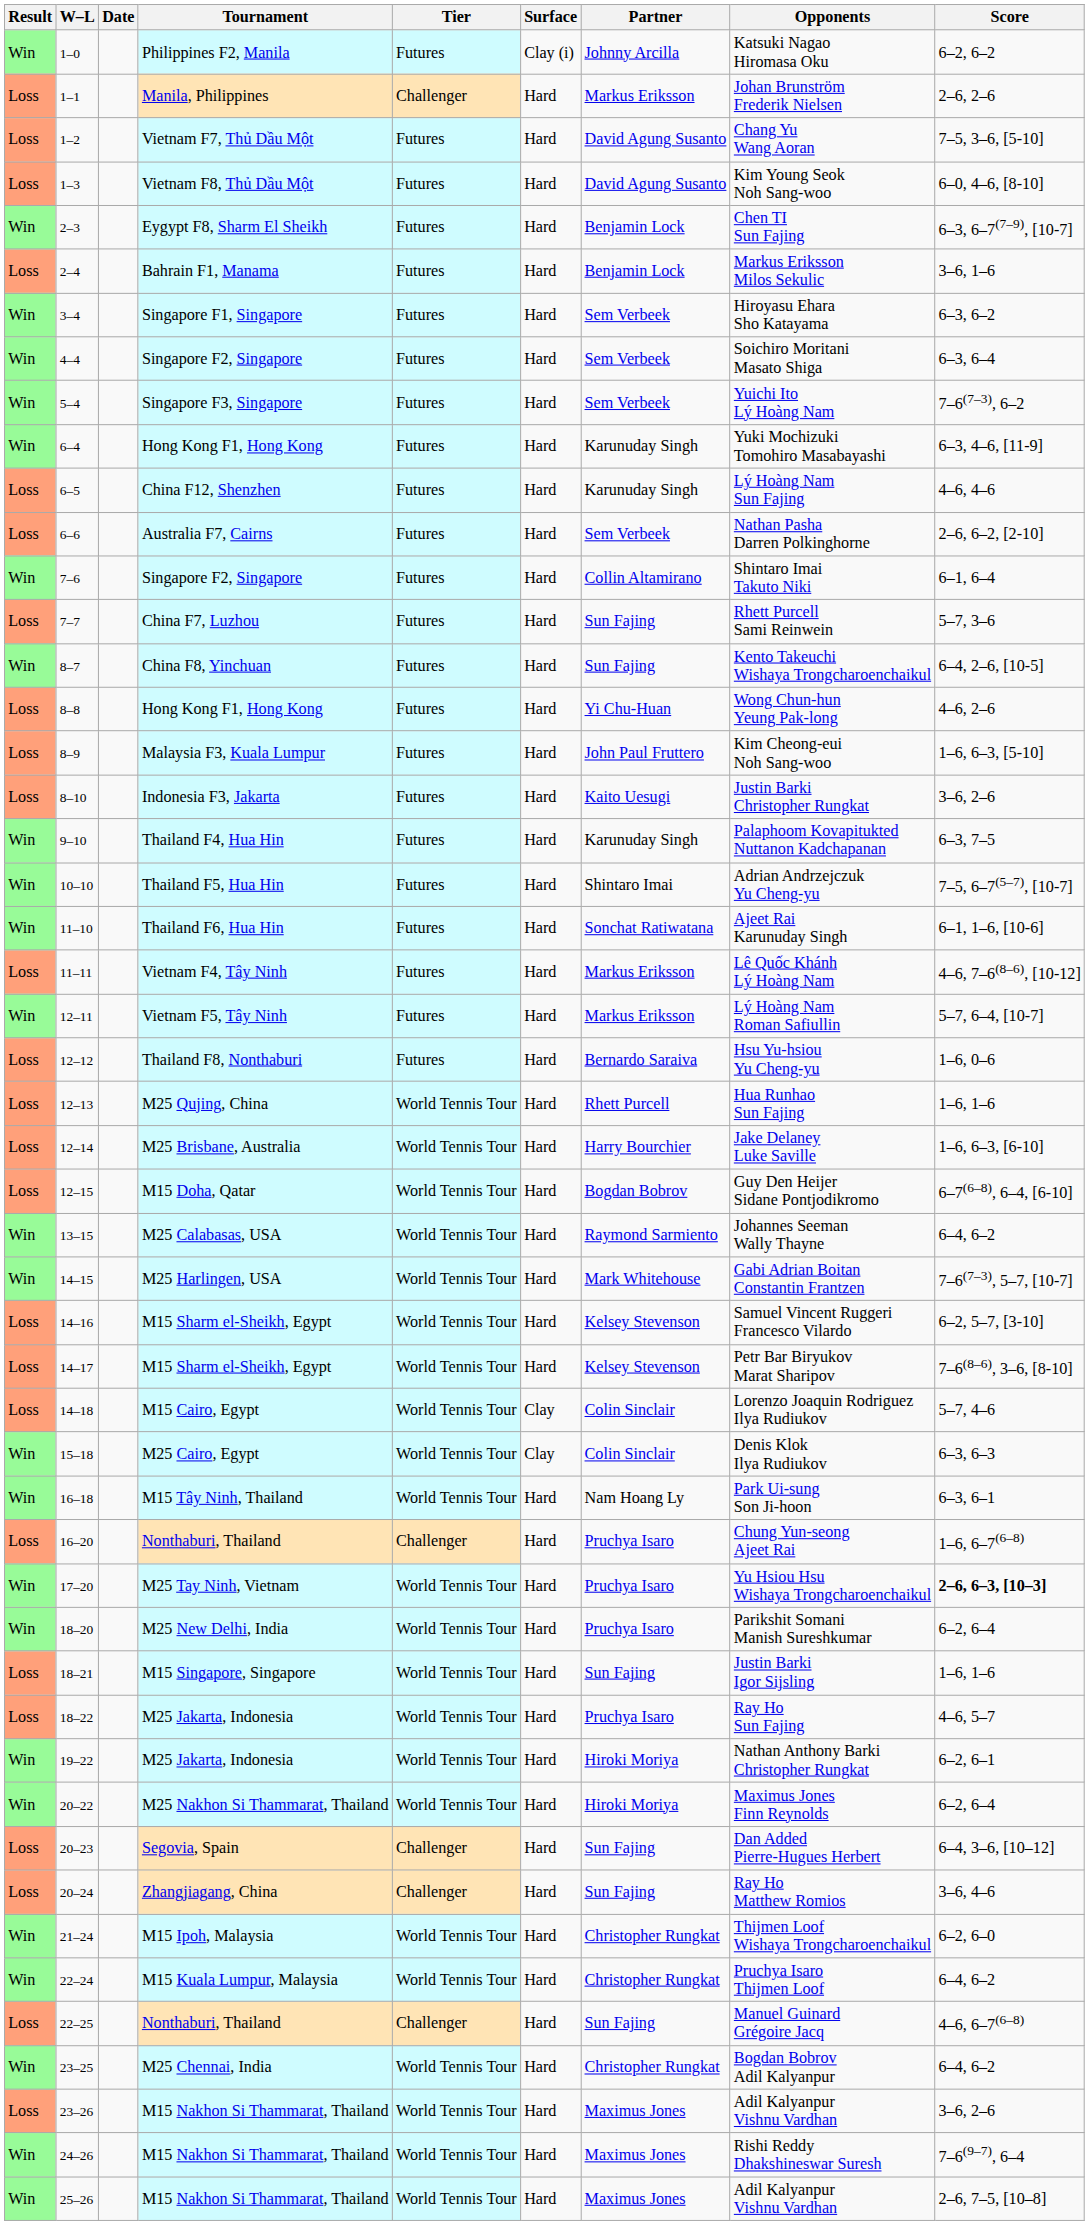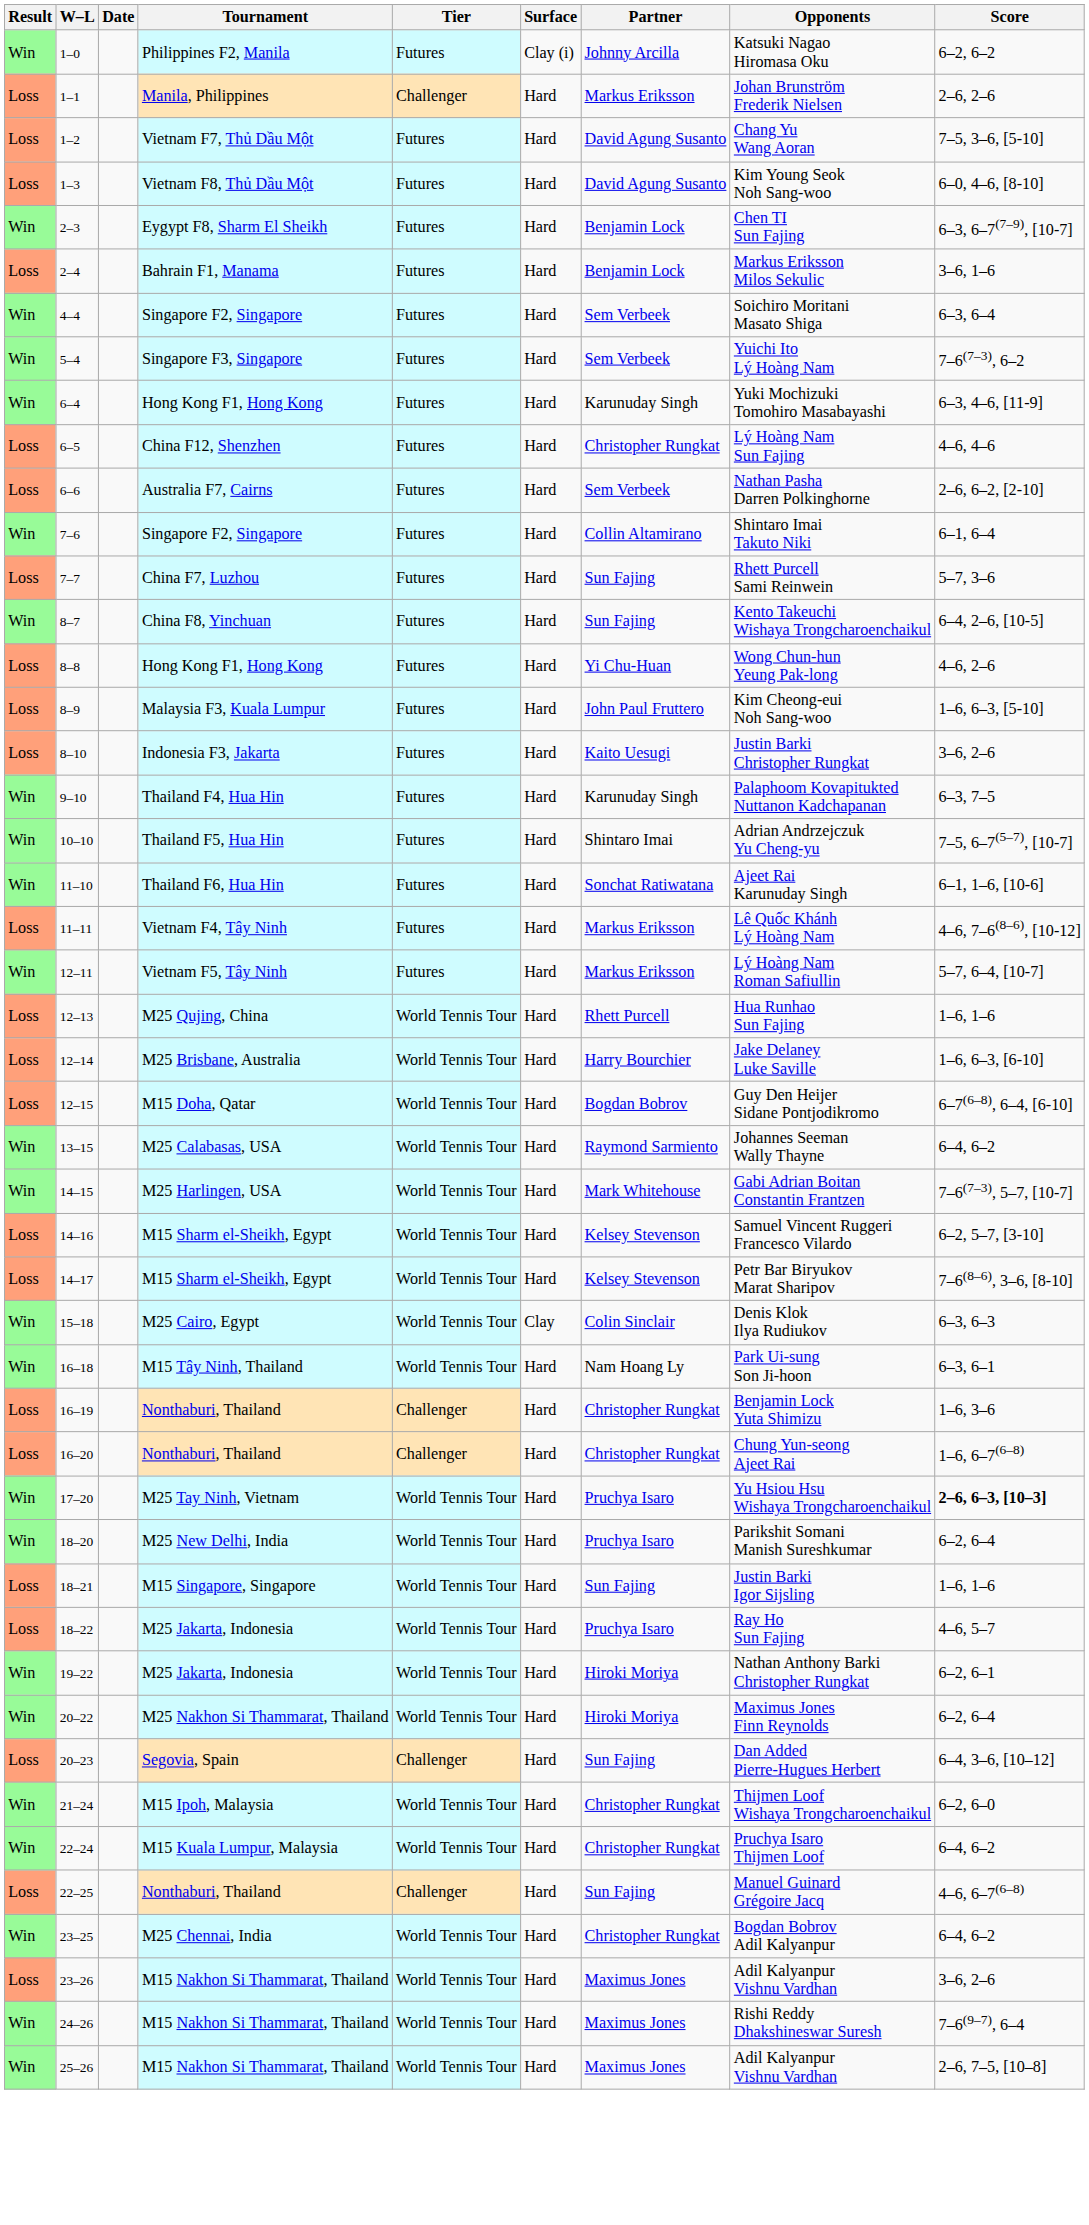- row: (70, 315)
(641, 490) Karunuday Singh -> (652, 446) Christopher Rungkat
- row: (77, 1060)
- row: (77, 1411)
+ row: (77, 1411)
(629, 1541) Pruchya Isaro -> (652, 1453) Christopher Rungkat
- row: (77, 1893)
